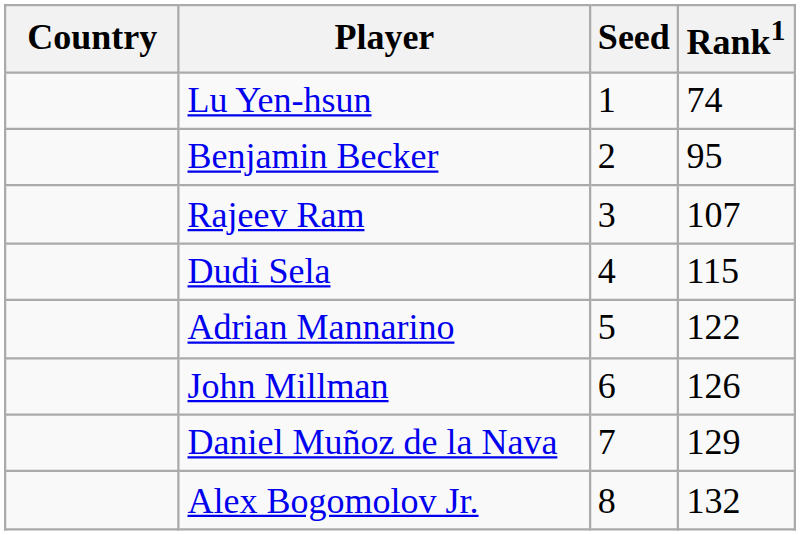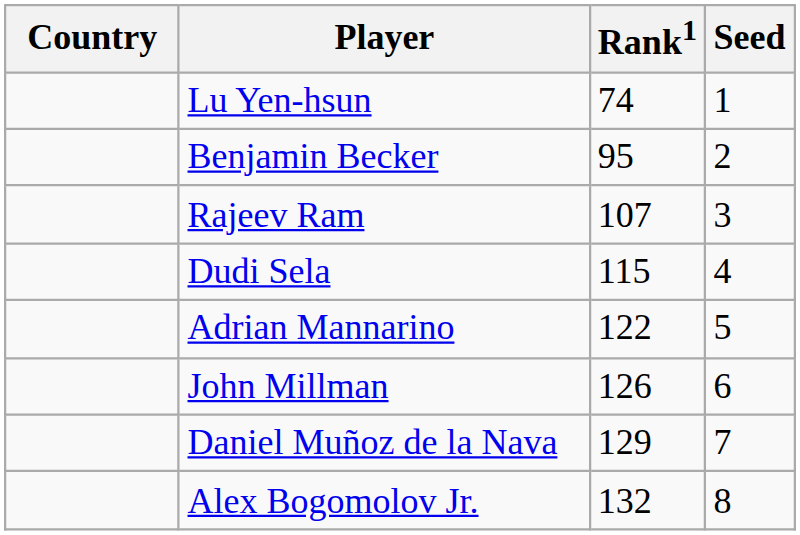columns swapped: (736, 37) <-> (634, 37)
